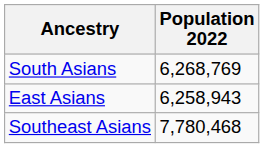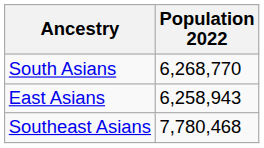(200, 68) 6,268,769 -> (200, 68) 6,268,770
